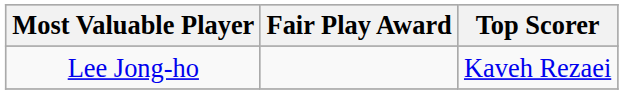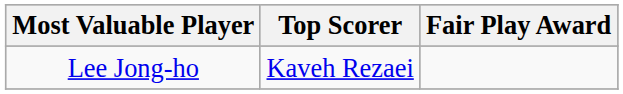columns swapped: (538, 25) <-> (359, 25)
